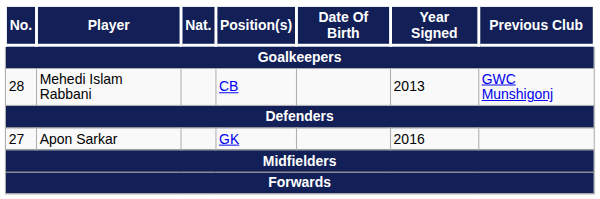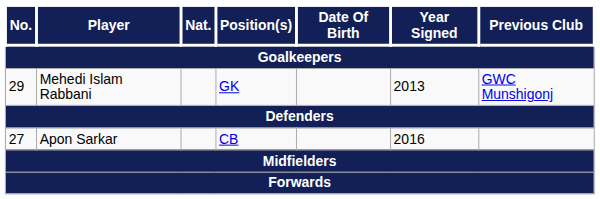(16, 87) 28 -> (16, 87) 29
(229, 87) CB -> (229, 87) GK
(229, 139) GK -> (229, 139) CB
